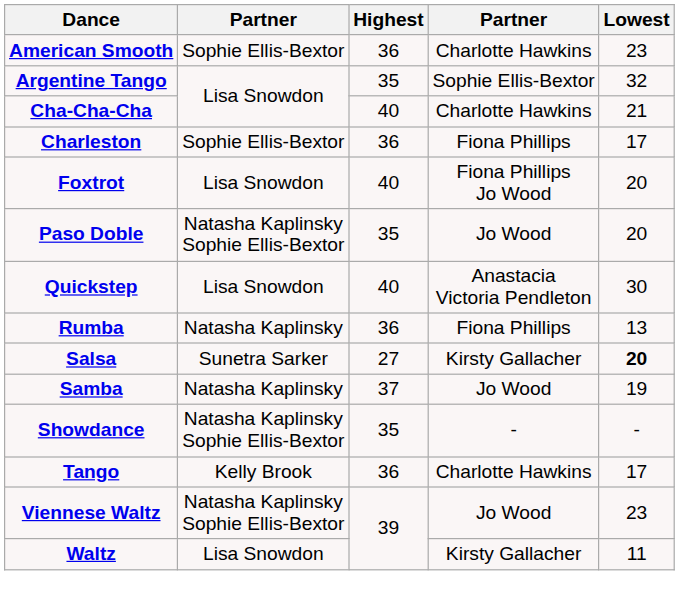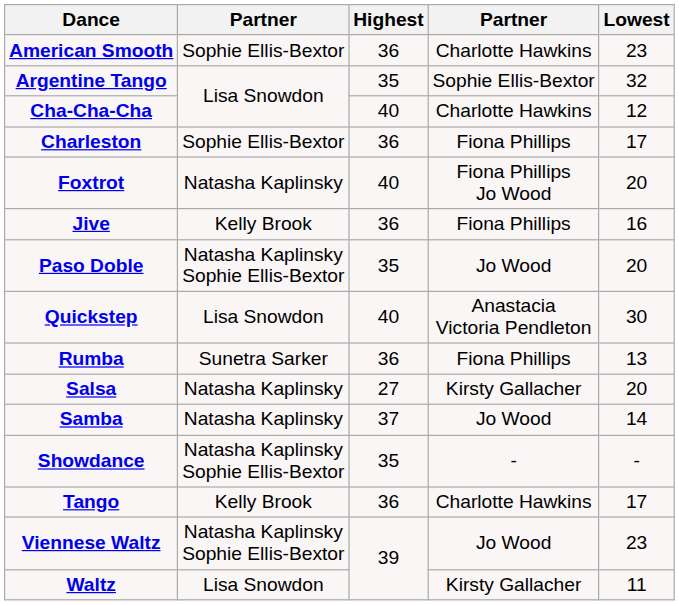(637, 111) 21 -> (637, 111) 12
(263, 182) Lisa Snowdon -> (263, 182) Natasha Kaplinsky
+ row: (91, 224)
(263, 328) Natasha Kaplinsky -> (263, 358) Sunetra Sarker
(263, 358) Sunetra Sarker -> (263, 389) Natasha Kaplinsky
(637, 358) bold -> (637, 389) normal
(637, 389) 19 -> (637, 419) 14
